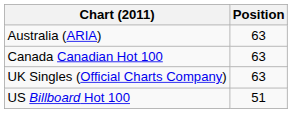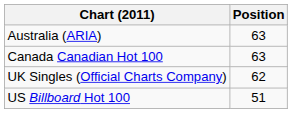(259, 77) 63 -> (259, 77) 62
